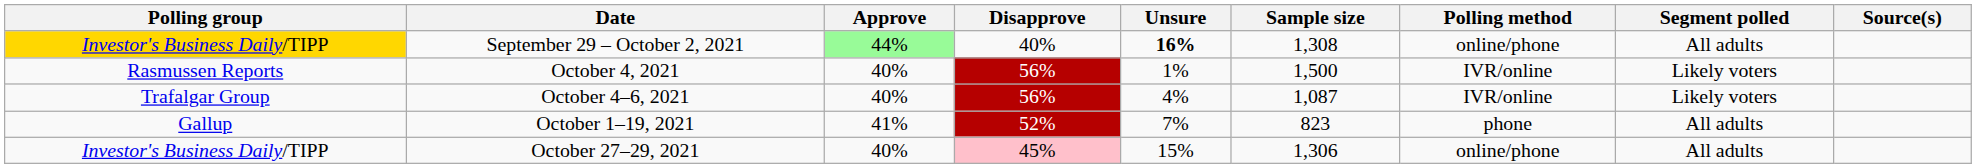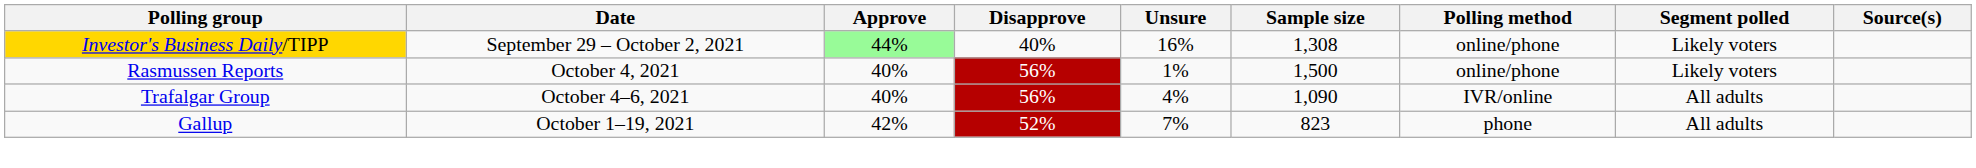(1176, 44) bold -> (1176, 44) normal
(1724, 44) All adults -> (1724, 44) Likely voters
(1508, 70) IVR/online -> (1508, 70) online/phone
(1315, 97) 1,087 -> (1315, 97) 1,090
(1724, 97) Likely voters -> (1724, 97) All adults
(890, 123) 41% -> (890, 123) 42%
- row: (615, 150)
